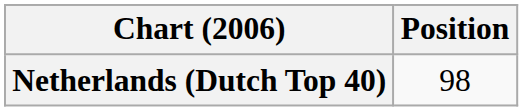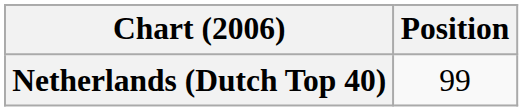(455, 79) 98 -> (455, 79) 99
